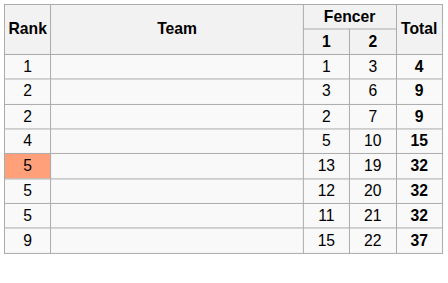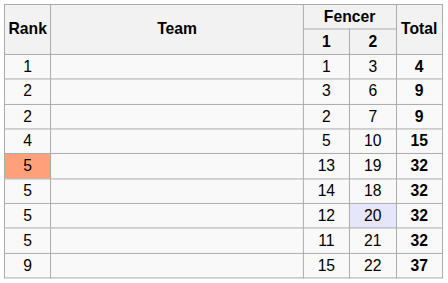+ row: (326, 191)
(373, 191) no background -> (373, 215) lavender background
